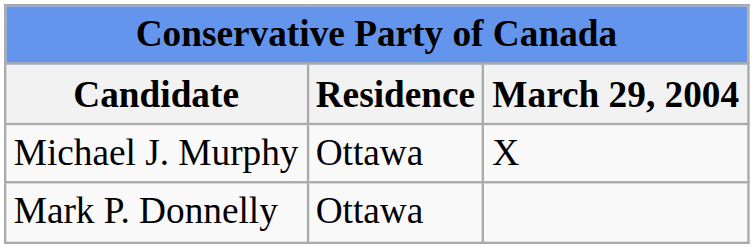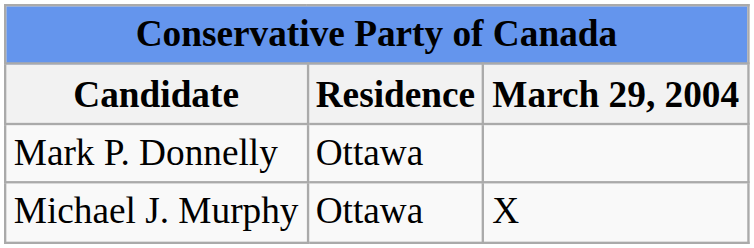rows swapped: (146, 211) <-> (156, 152)
